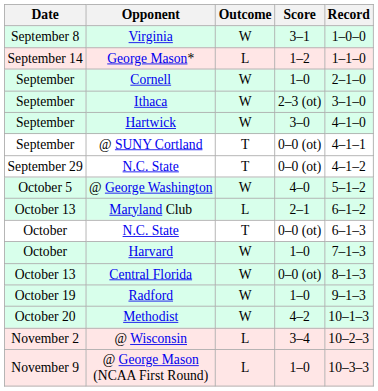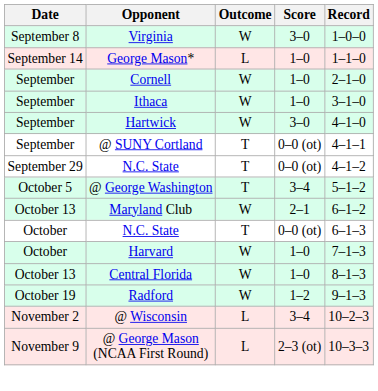(300, 36) 3–1 -> (300, 36) 3–0
(300, 58) 1–2 -> (300, 58) 1–0
(300, 101) 2–3 (ot) -> (300, 101) 1–0
(245, 187) W -> (245, 187) T
(300, 187) 4–0 -> (300, 187) 3–4
(245, 209) L -> (245, 209) W
(300, 274) 0–0 (ot) -> (300, 274) 1–0
(300, 295) 1–0 -> (300, 295) 1–2
- row: (45, 317)
(300, 368) 1–0 -> (300, 346) 2–3 (ot)
